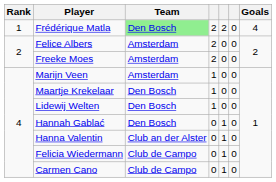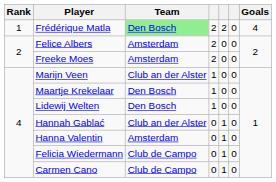(153, 75) Amsterdam -> (167, 75) Club an der Alster
(152, 122) Den Bosch -> (167, 122) Club an der Alster
(167, 138) Club an der Alster -> (153, 138) Amsterdam
